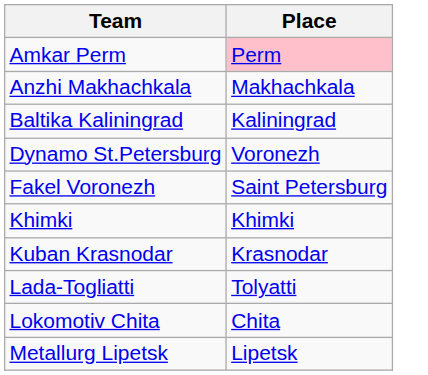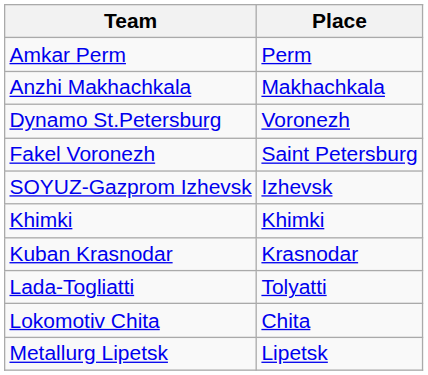(256, 54) pink background -> (286, 54) no background
- row: (96, 120)
+ row: (131, 187)
